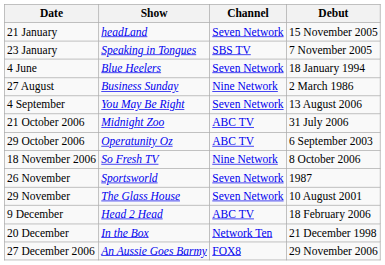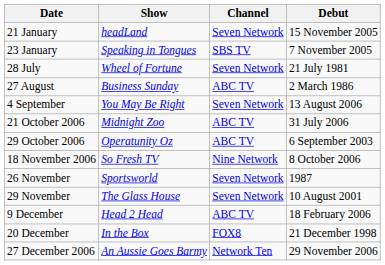- row: (22, 68)
+ row: (24, 68)
(245, 86) Nine Network -> (233, 86) ABC TV
(242, 232) Network Ten -> (227, 232) FOX8
(227, 251) FOX8 -> (242, 251) Network Ten
